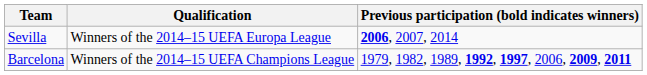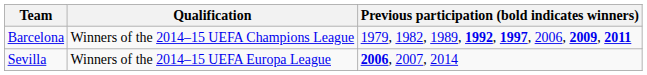rows swapped: (36, 59) <-> (27, 37)
